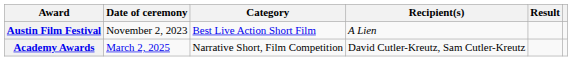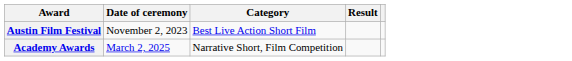- column: (437, 13)
